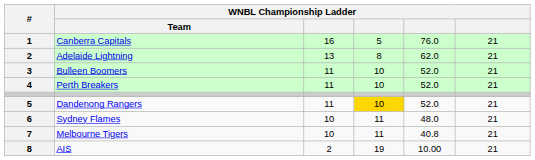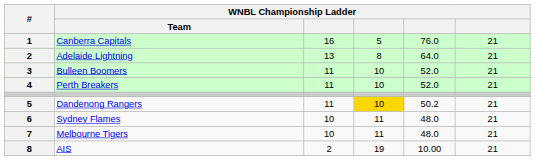(430, 56) 62.0 -> (430, 56) 64.0
(430, 104) 52.0 -> (430, 104) 50.2
(430, 134) 40.8 -> (430, 134) 48.0
